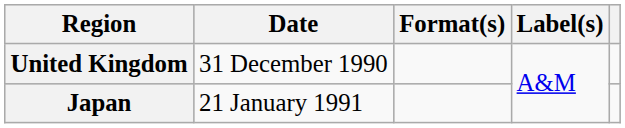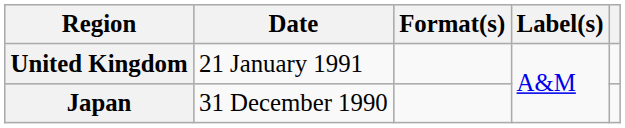(293, 63) 31 December 1990 -> (281, 63) 21 January 1991
(281, 102) 21 January 1991 -> (293, 102) 31 December 1990
